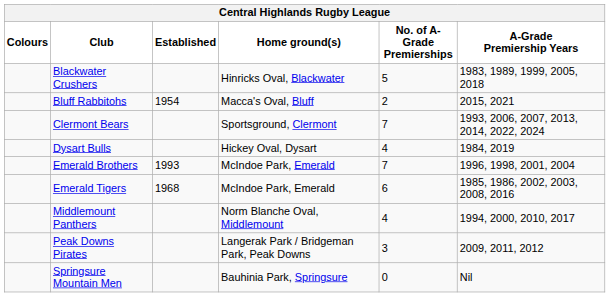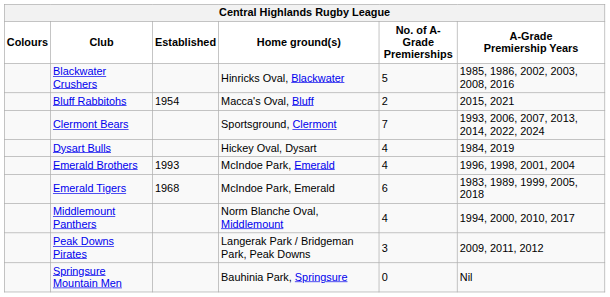(519, 78) 1983, 1989, 1999, 2005, 2018 -> (519, 78) 1985, 1986, 2002, 2003, 2008, 2016
(385, 165) 7 -> (385, 165) 4
(519, 188) 1985, 1986, 2002, 2003, 2008, 2016 -> (519, 188) 1983, 1989, 1999, 2005, 2018
